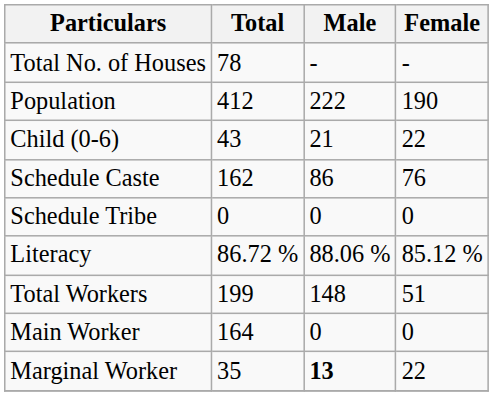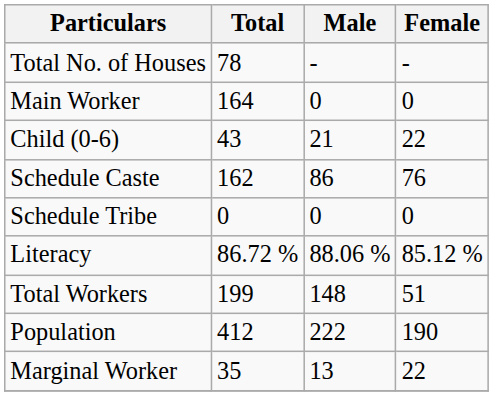rows swapped: (63, 100) <-> (75, 332)
(322, 370) bold -> (322, 370) normal
